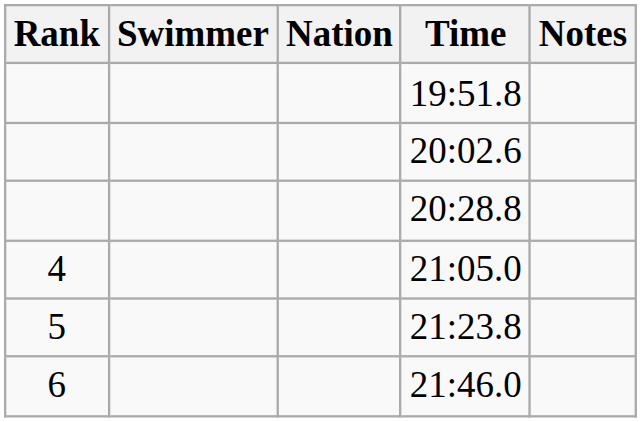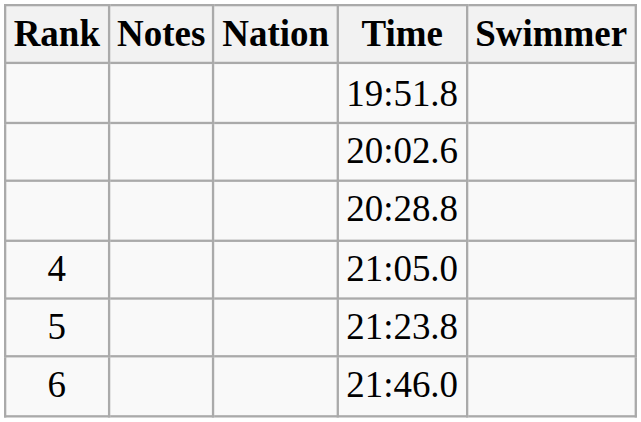columns swapped: (193, 33) <-> (583, 33)
